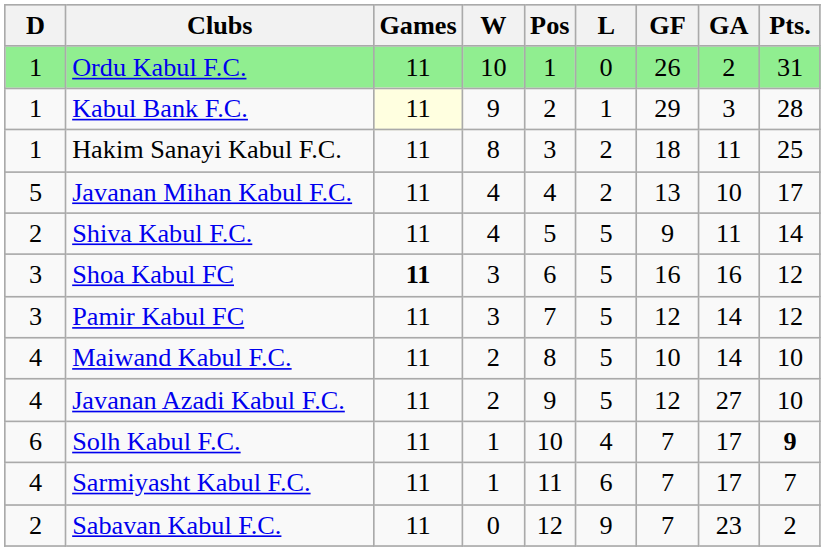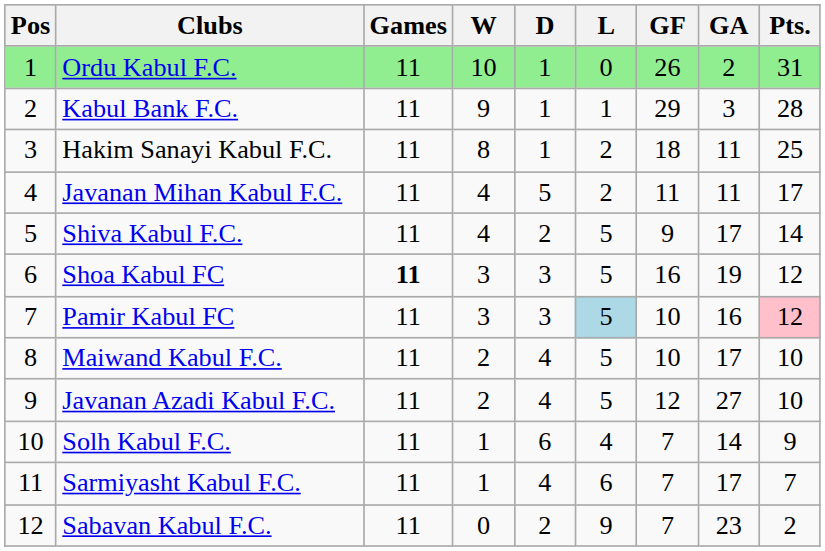columns swapped: (550, 25) <-> (35, 25)
(418, 108) lightyellow background -> (408, 108) no background
(667, 191) 13 -> (667, 191) 11
(729, 191) 10 -> (729, 191) 11
(729, 233) 11 -> (729, 233) 17
(729, 274) 16 -> (729, 274) 19
(606, 316) no background -> (606, 316) lightblue background
(667, 316) 12 -> (667, 316) 10
(729, 316) 14 -> (729, 316) 16
(790, 316) no background -> (790, 316) pink background
(729, 358) 14 -> (729, 358) 17
(729, 441) 17 -> (729, 441) 14
(790, 441) bold -> (790, 441) normal
